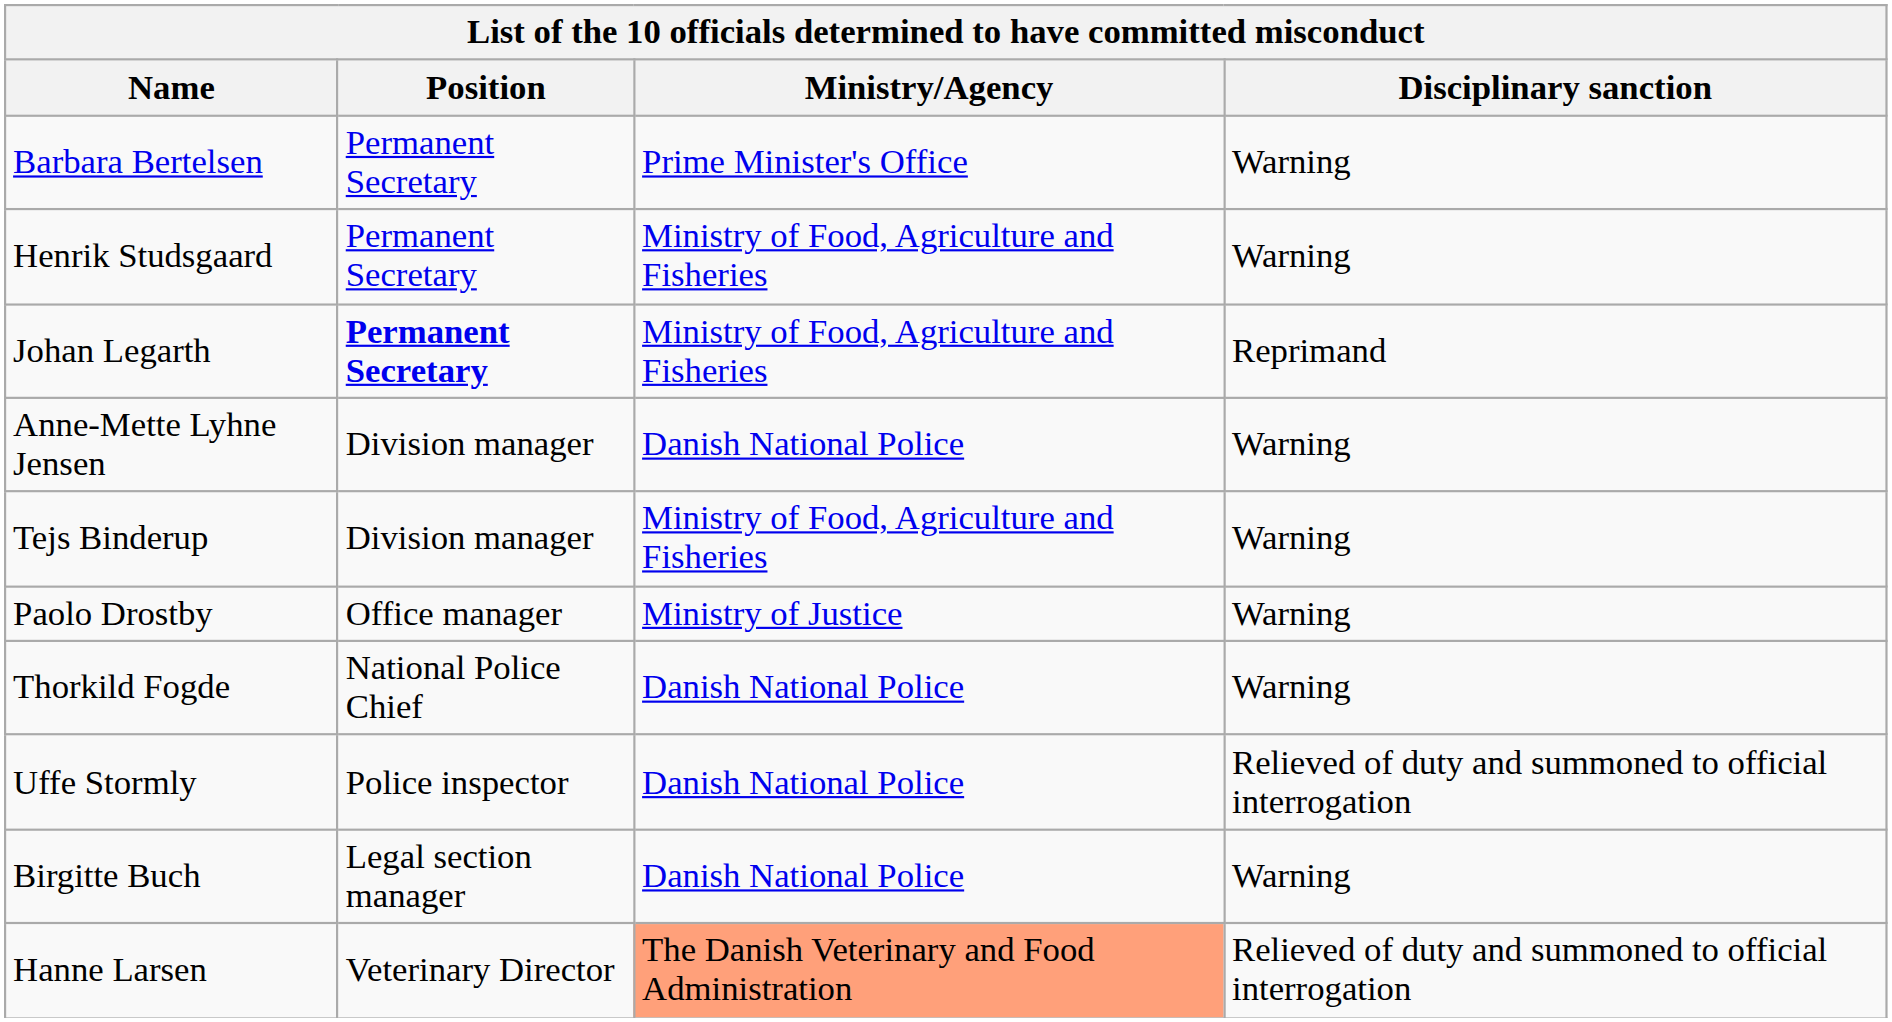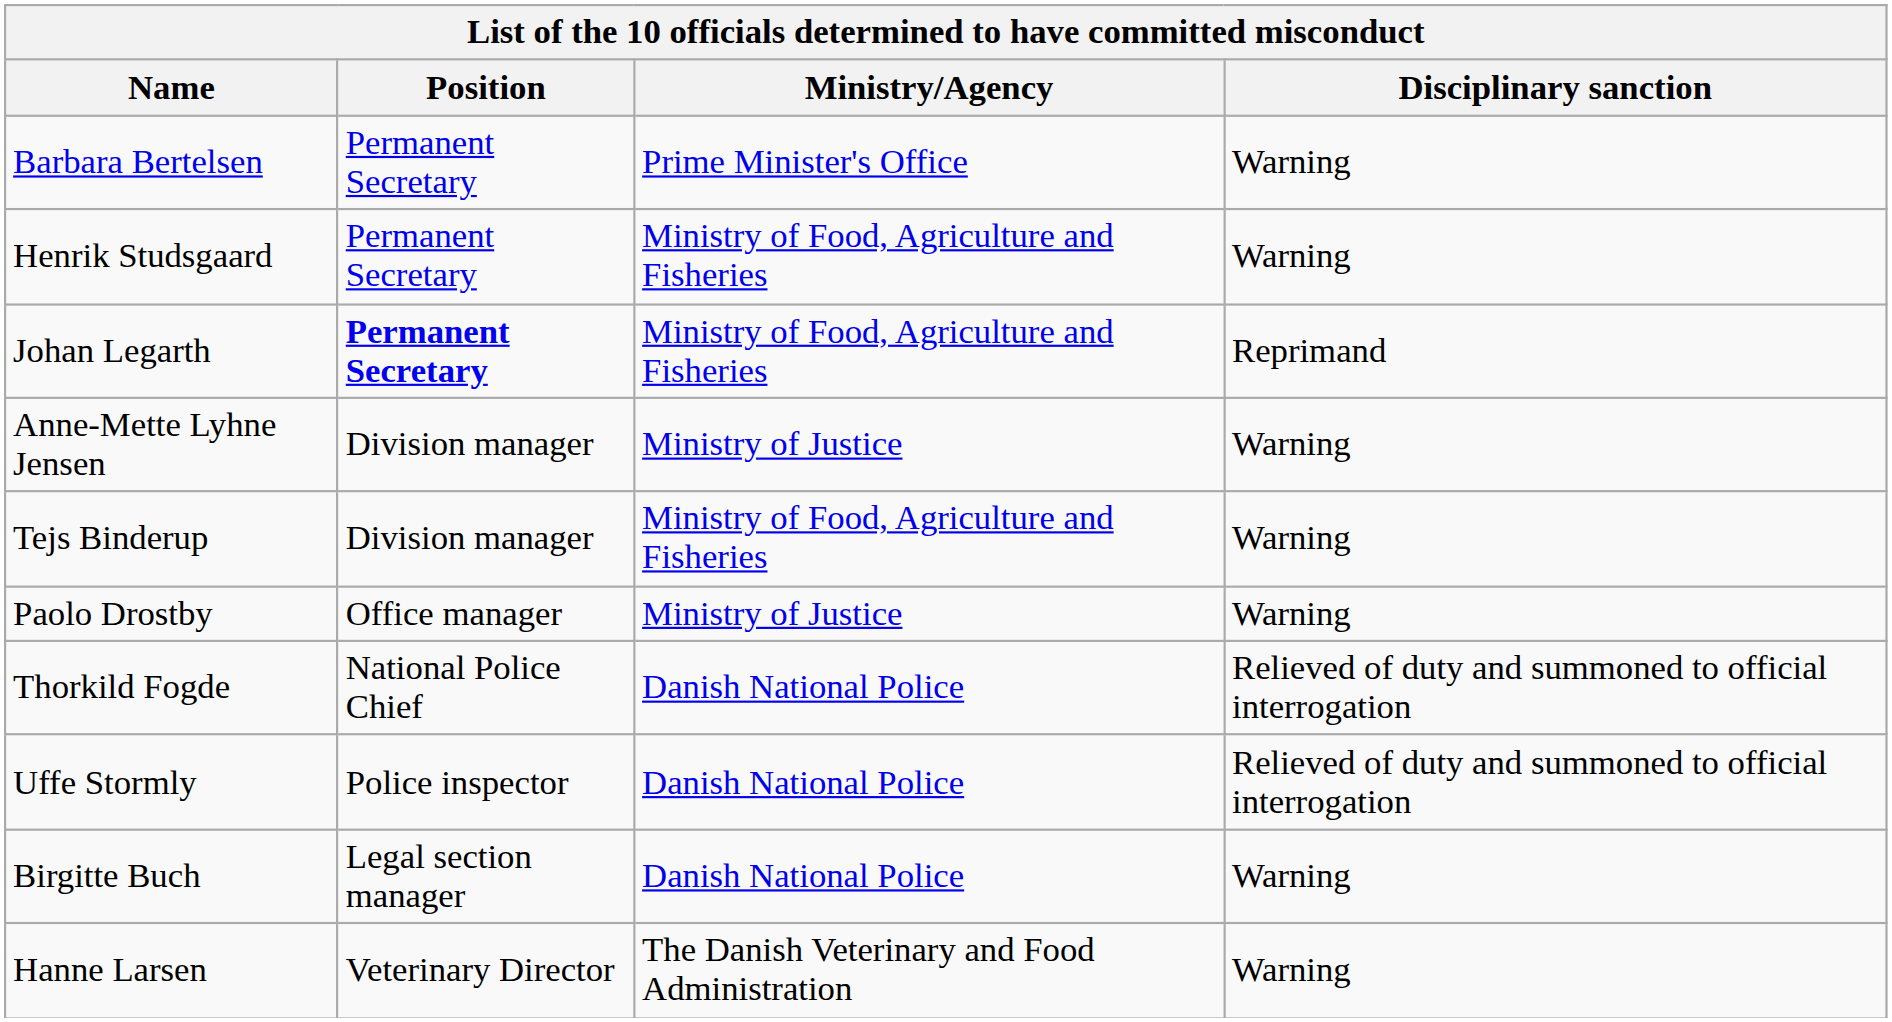(803, 444) Danish National Police -> (772, 444) Ministry of Justice
(1291, 687) Warning -> (1530, 687) Relieved of duty and summoned to official interrogation
(868, 969) lightsalmon background -> (868, 969) no background
(1530, 969) Relieved of duty and summoned to official interrogation -> (1291, 969) Warning
